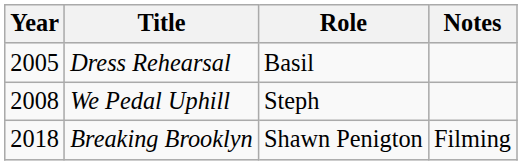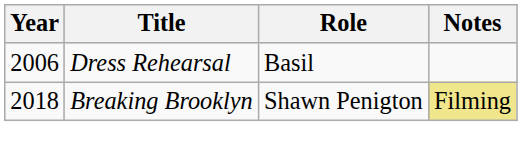(35, 62) 2005 -> (35, 62) 2006
- row: (150, 100)
(472, 139) no background -> (472, 100) khaki background
